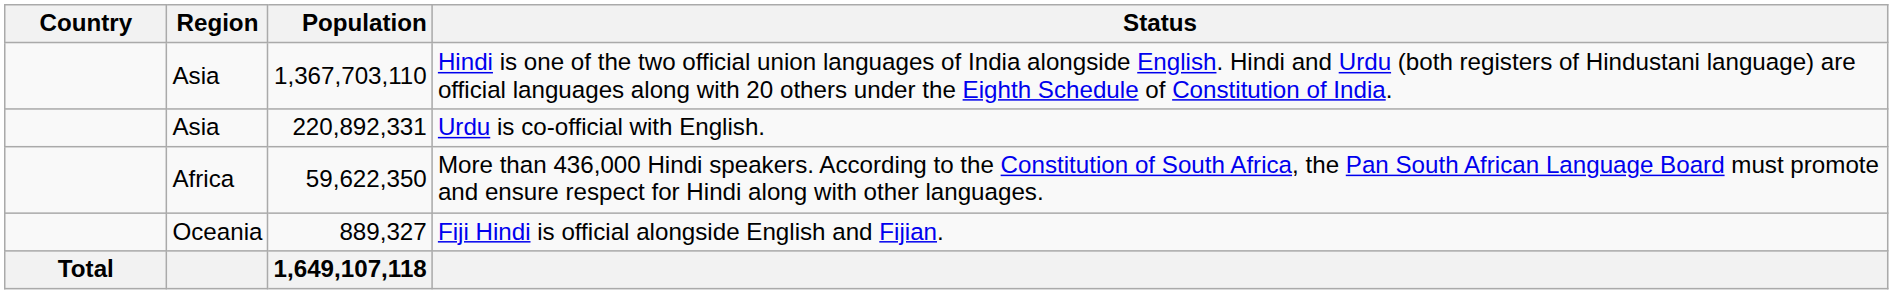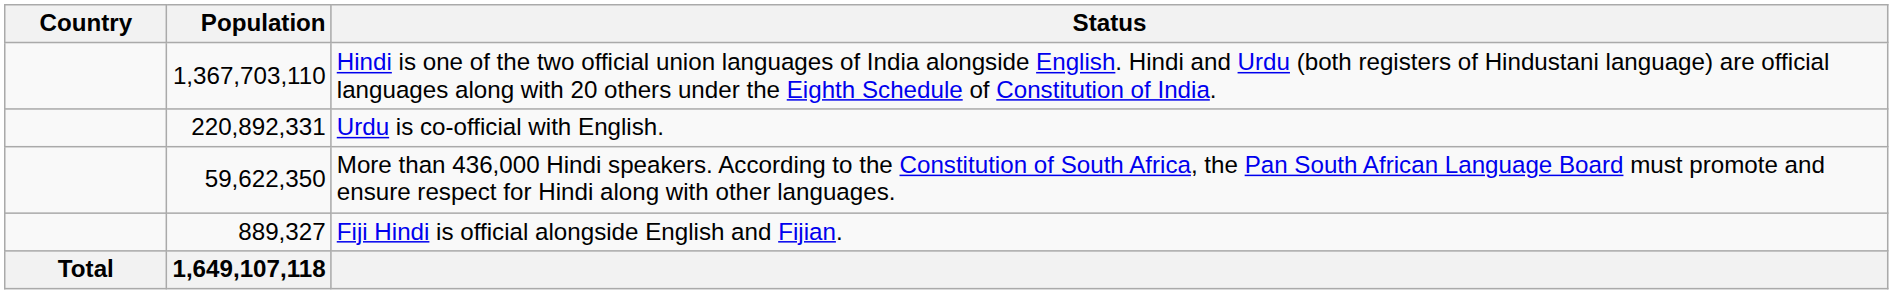- column: (217, 23)
